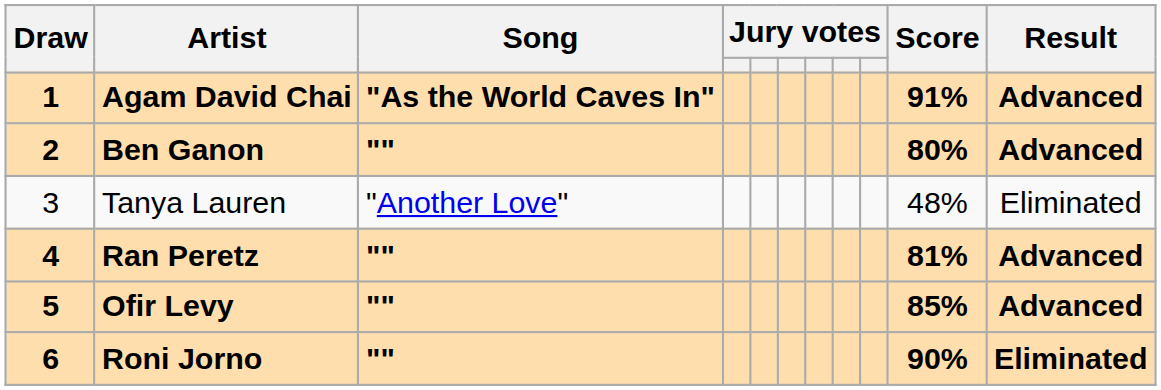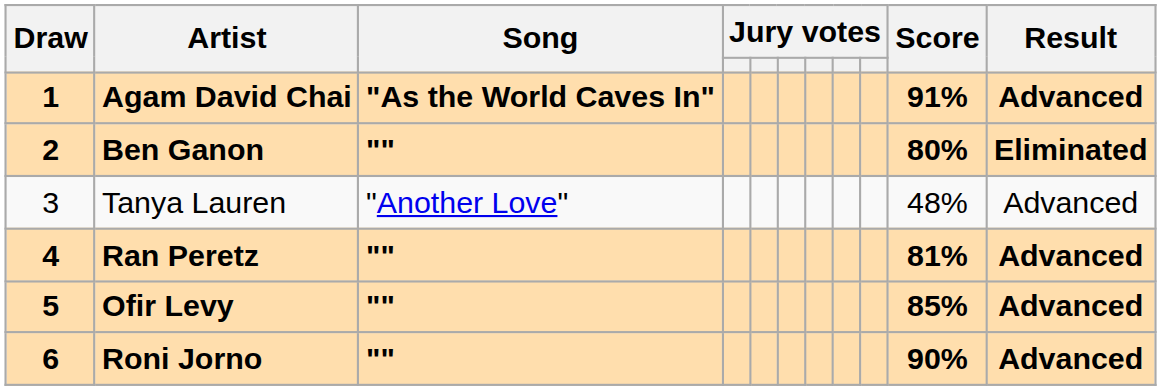(1071, 150) Advanced -> (1071, 150) Eliminated
(1071, 202) Eliminated -> (1071, 202) Advanced
(1071, 359) Eliminated -> (1071, 359) Advanced
